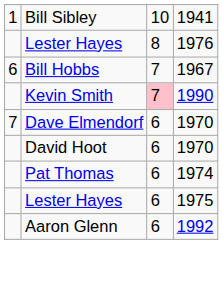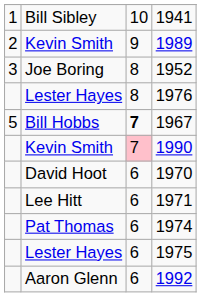+ row: (69, 43)
+ row: (64, 69)
(13, 69) 6 -> (13, 122) 5
(155, 69) normal -> (134, 122) bold
- row: (84, 122)
+ row: (53, 200)
